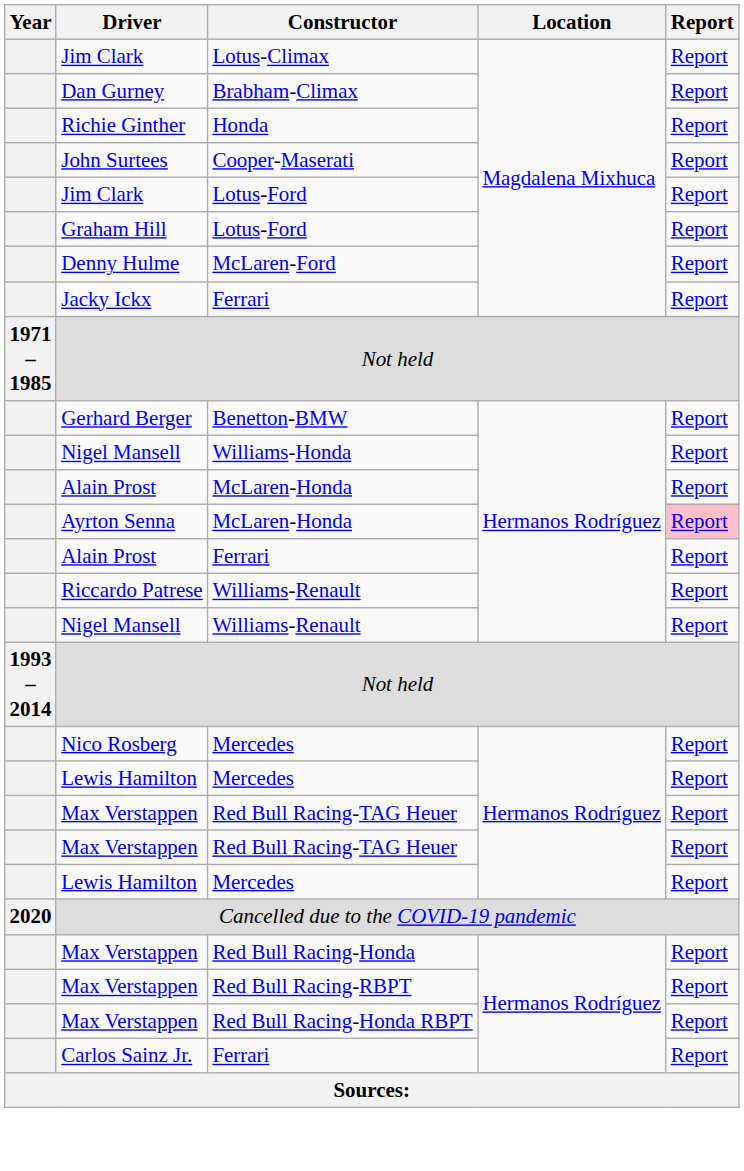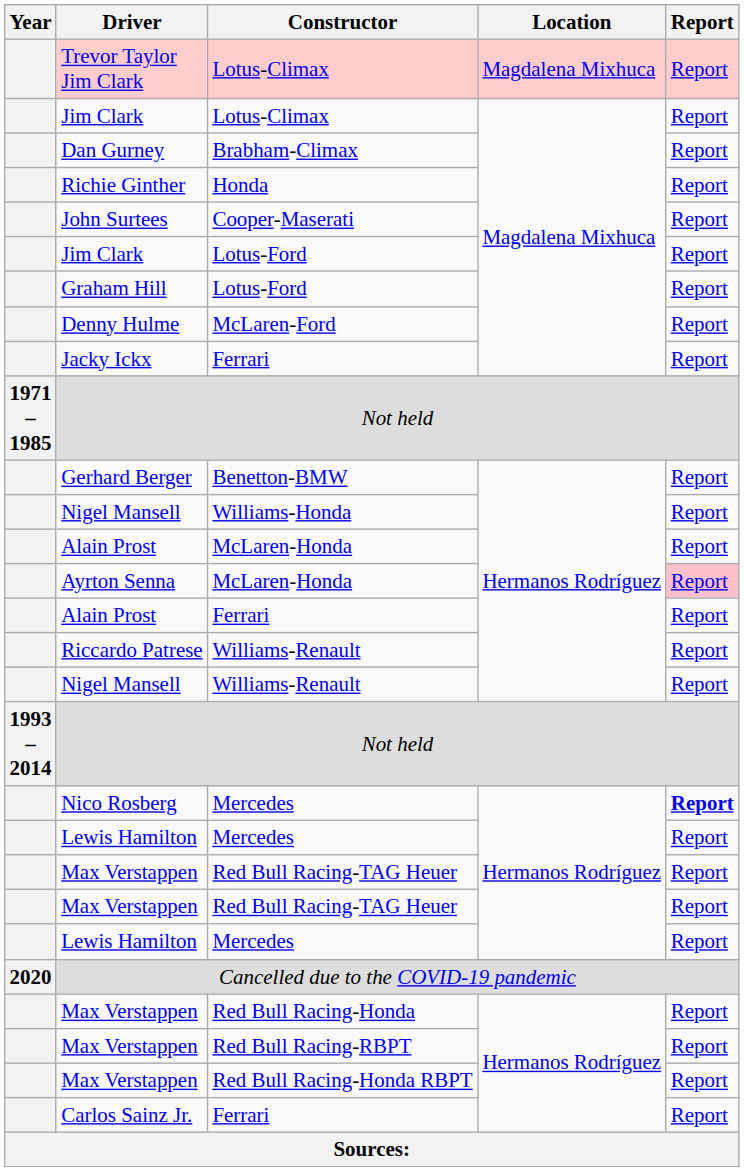+ row: (119, 68)
(699, 743) normal -> (702, 803) bold
